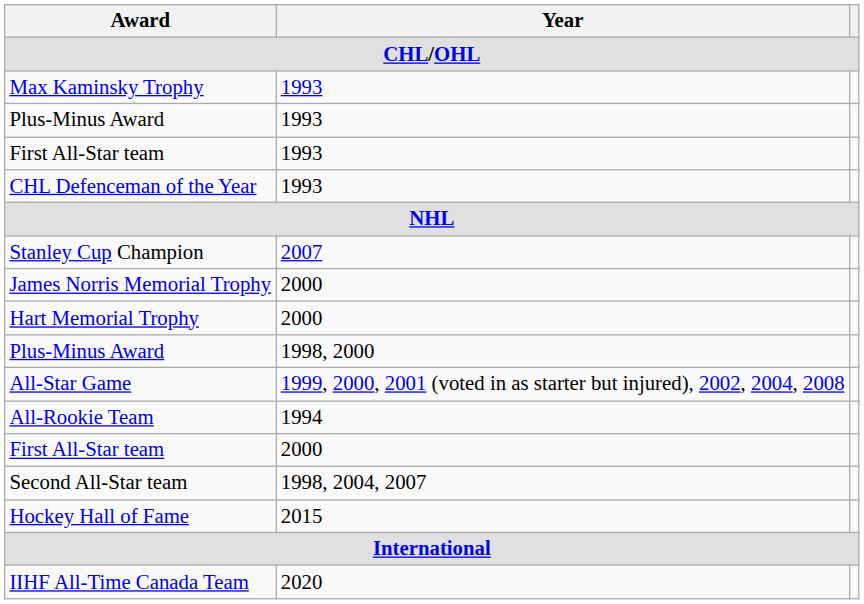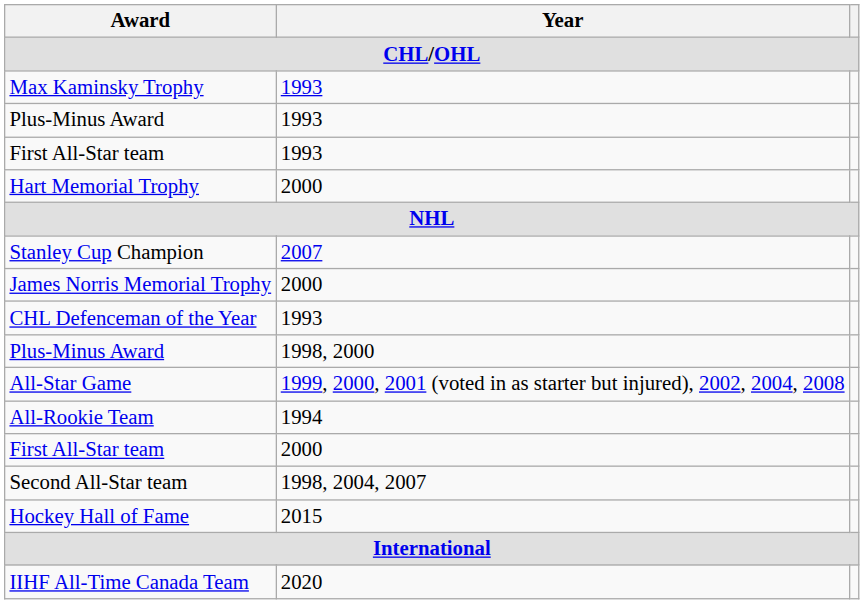rows swapped: (133, 185) <-> (104, 317)
